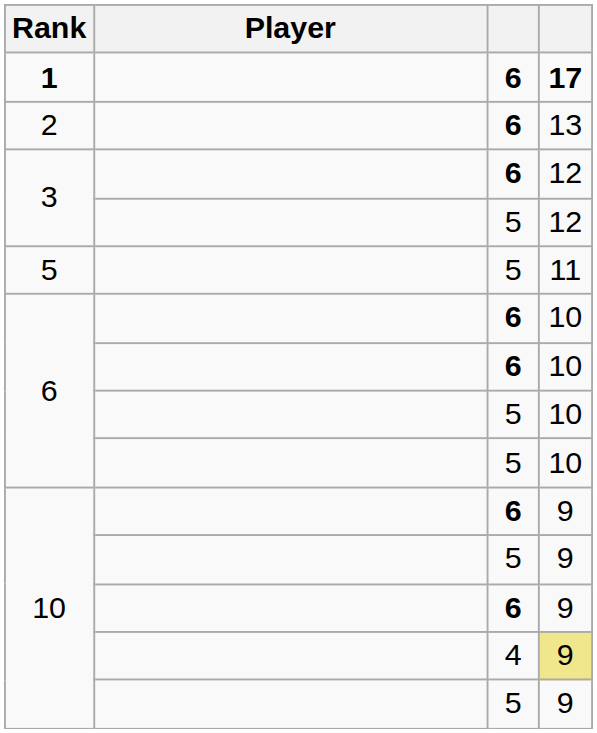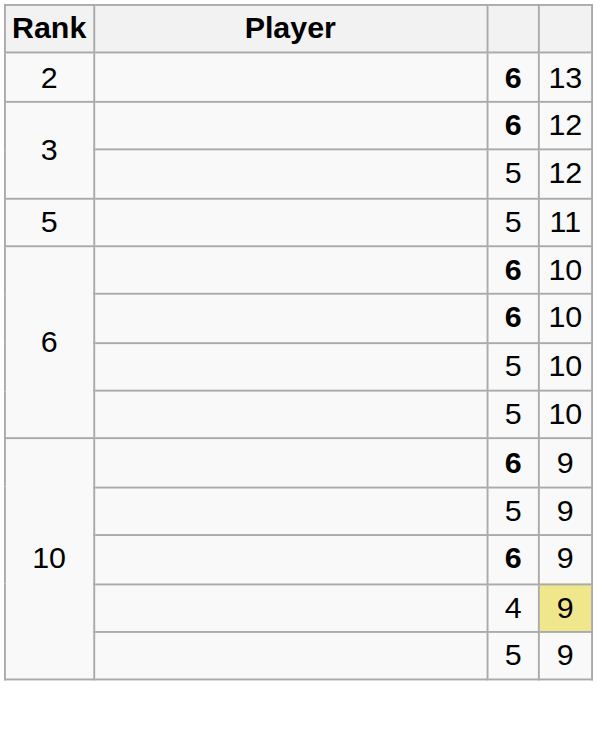- row: (49, 76)
